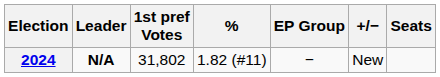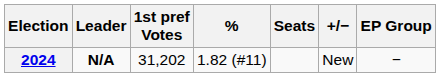columns swapped: (411, 25) <-> (309, 25)
(162, 59) 31,802 -> (162, 59) 31,202
